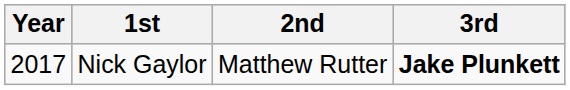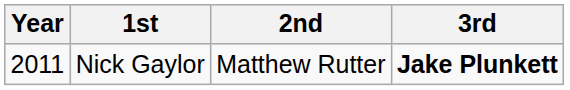(38, 63) 2017 -> (37, 63) 2011
